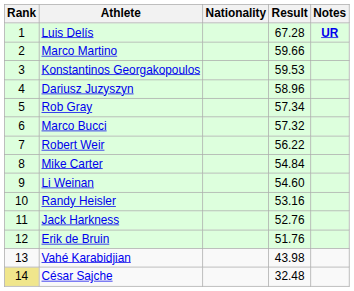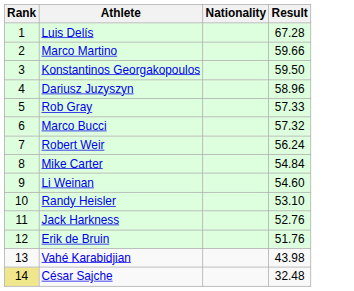- column: (330, 13)
(290, 70) 59.53 -> (290, 70) 59.50
(290, 107) 57.34 -> (290, 107) 57.33
(290, 145) 56.22 -> (290, 145) 56.24
(290, 201) 53.16 -> (290, 201) 53.10
